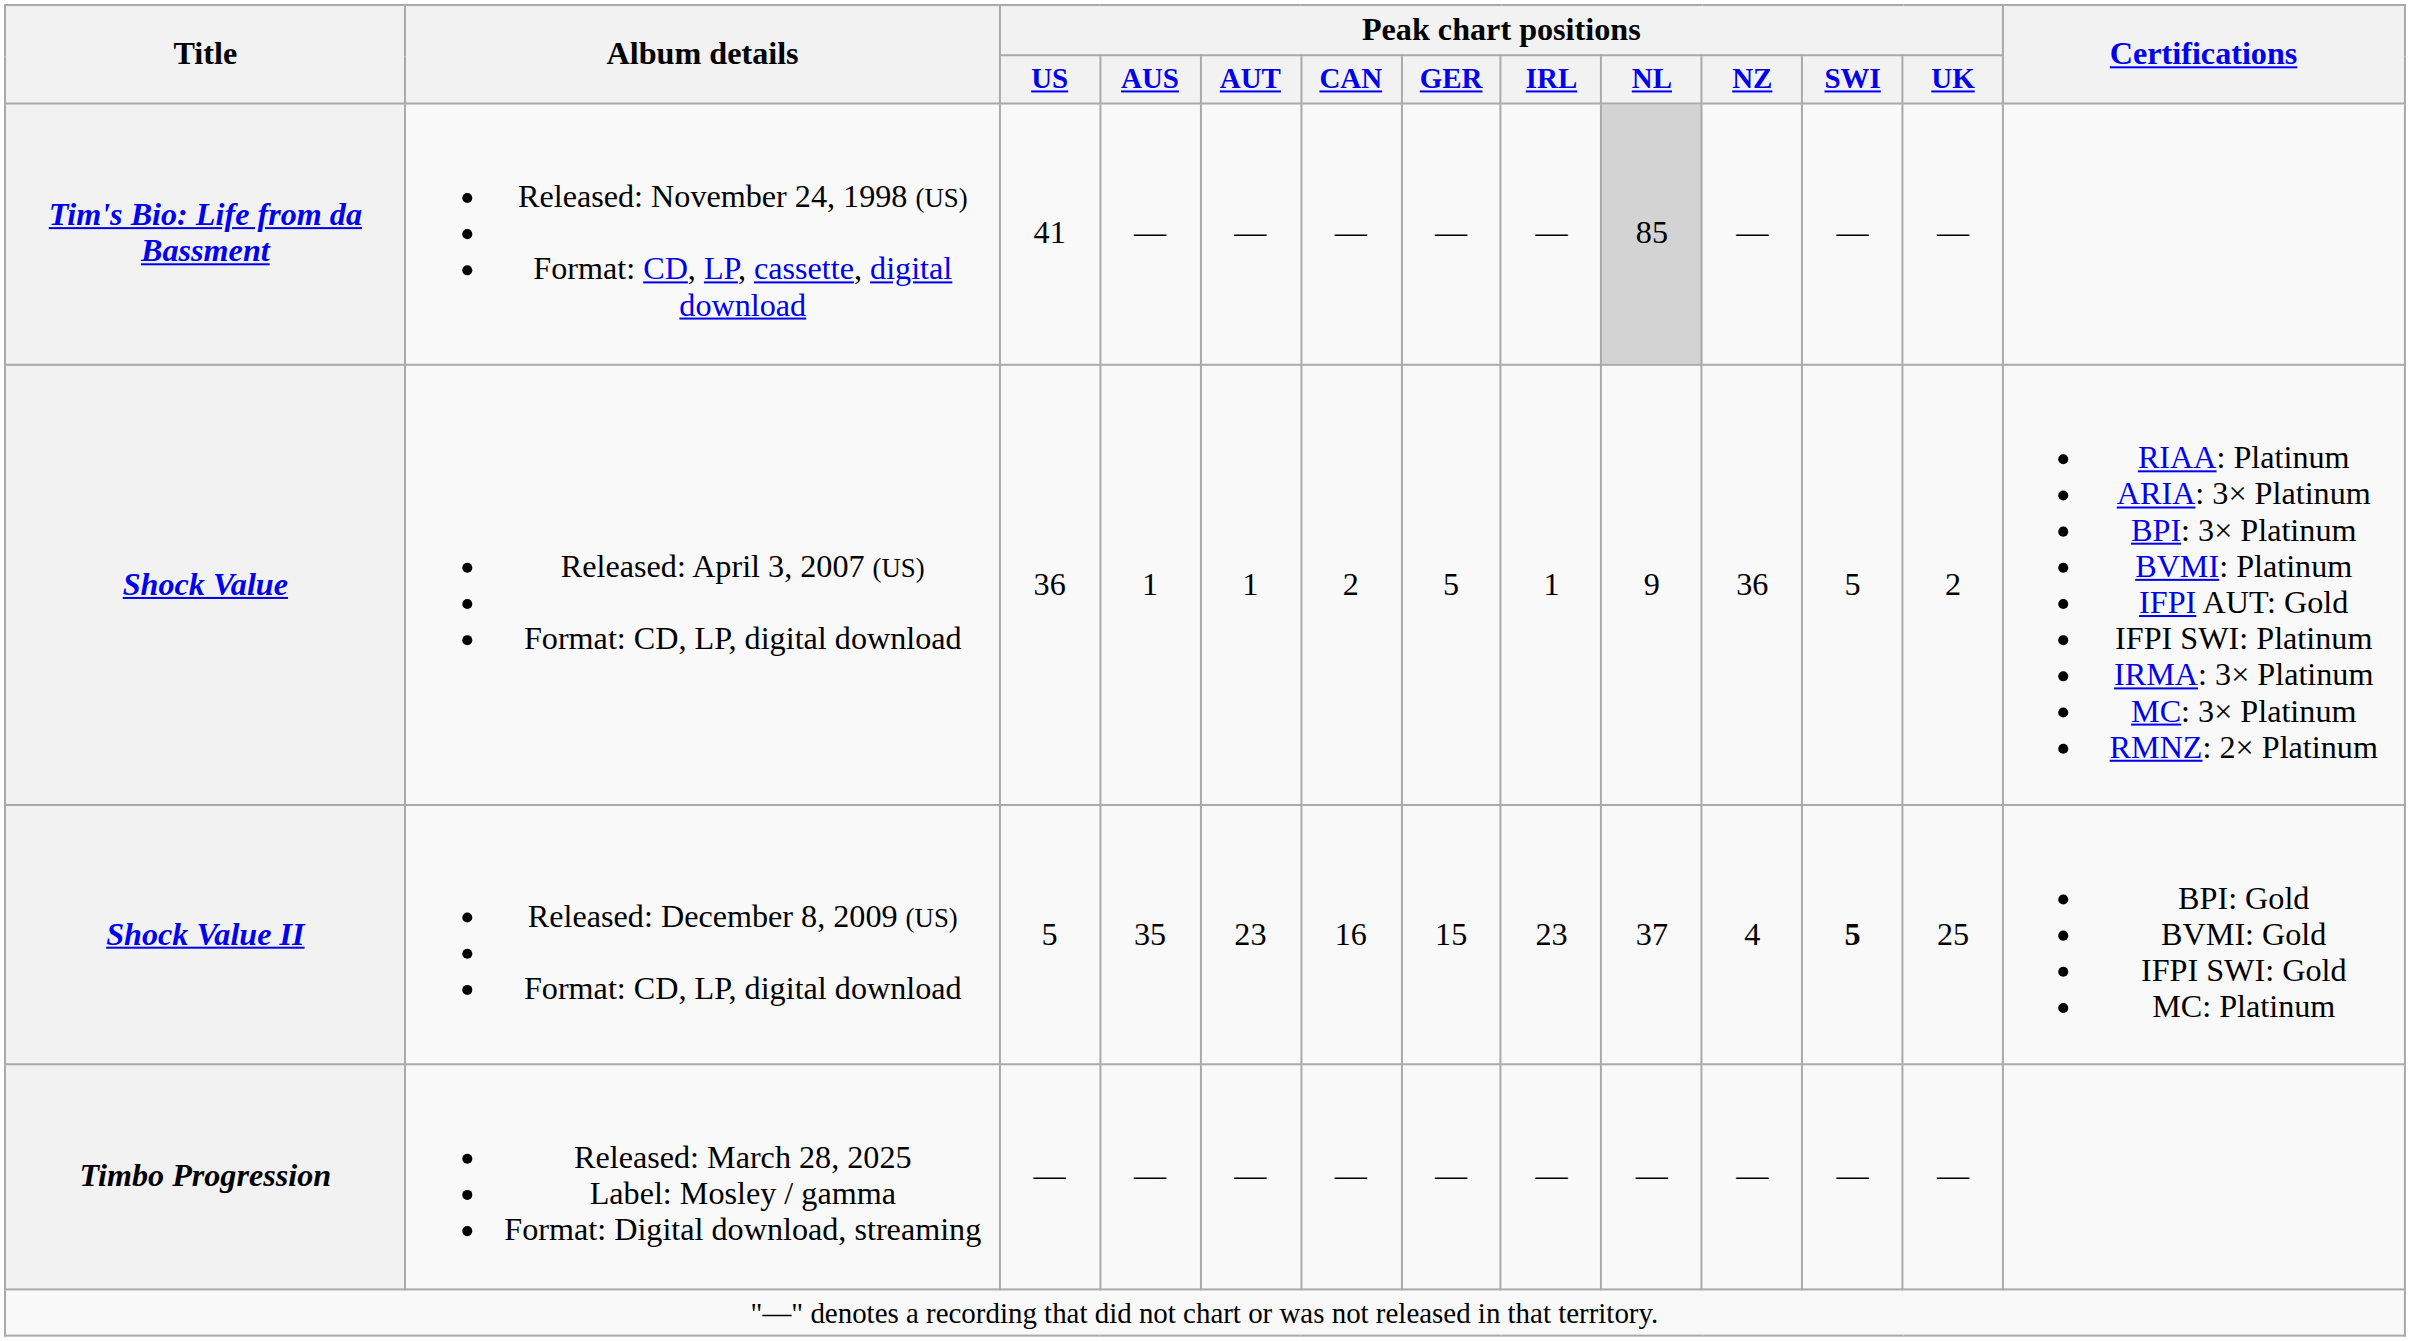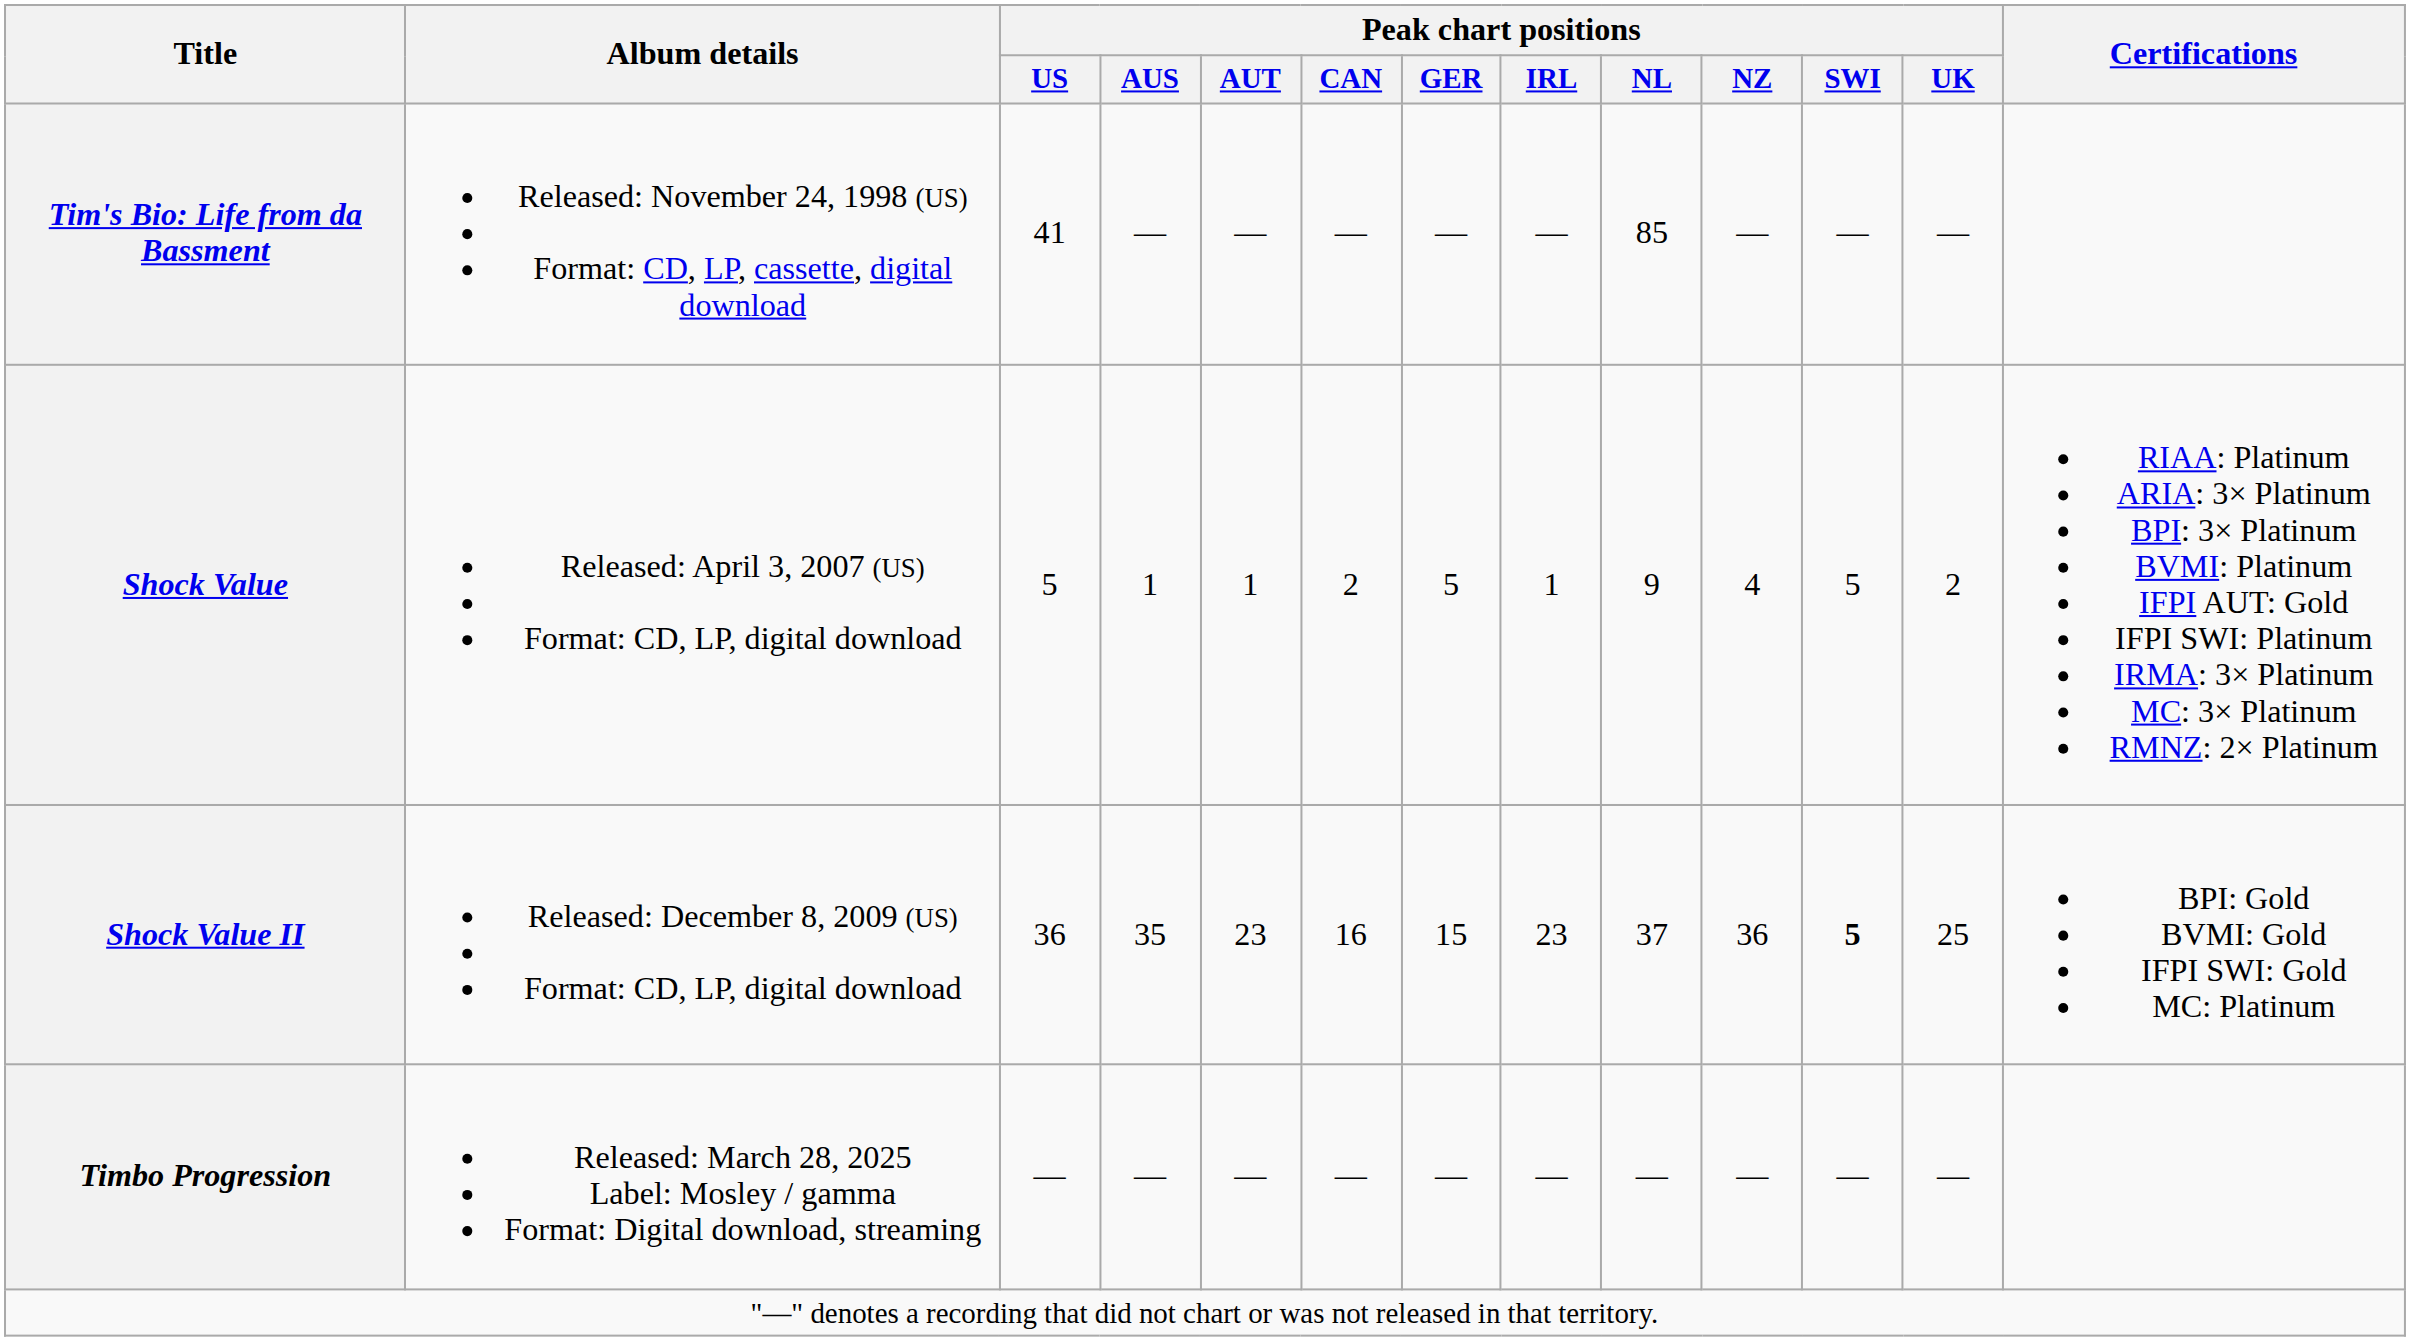(1652, 233) lightgrey background -> (1652, 233) no background
(1050, 583) 36 -> (1050, 583) 5
(1752, 583) 36 -> (1752, 583) 4
(1050, 934) 5 -> (1050, 934) 36
(1752, 934) 4 -> (1752, 934) 36
